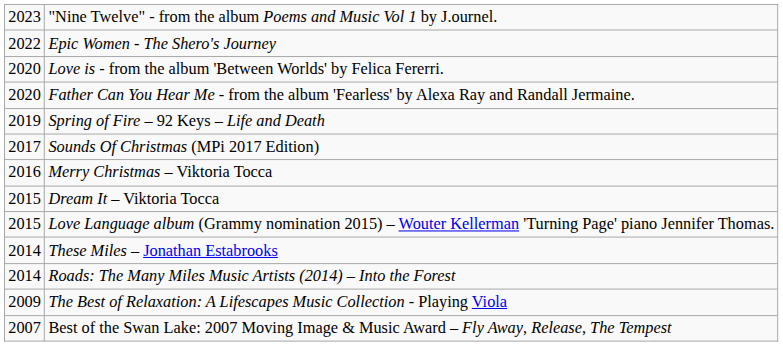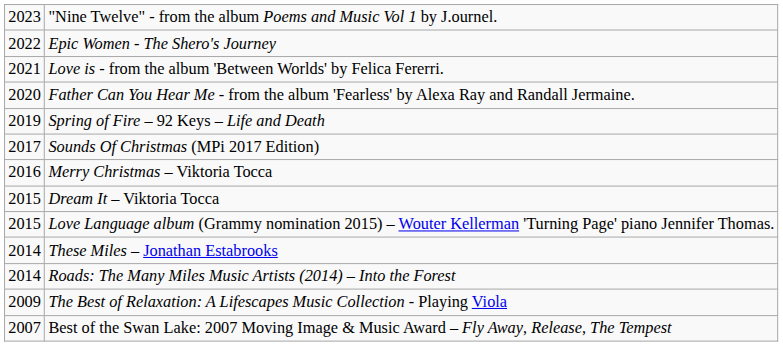(25, 69) 2020 -> (25, 69) 2021
